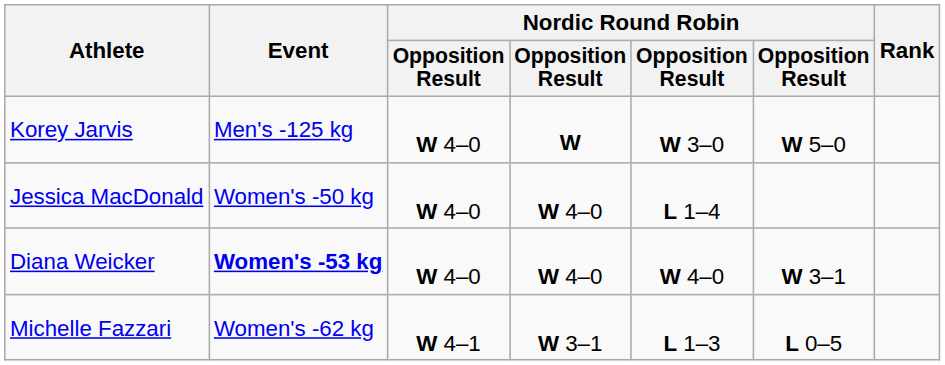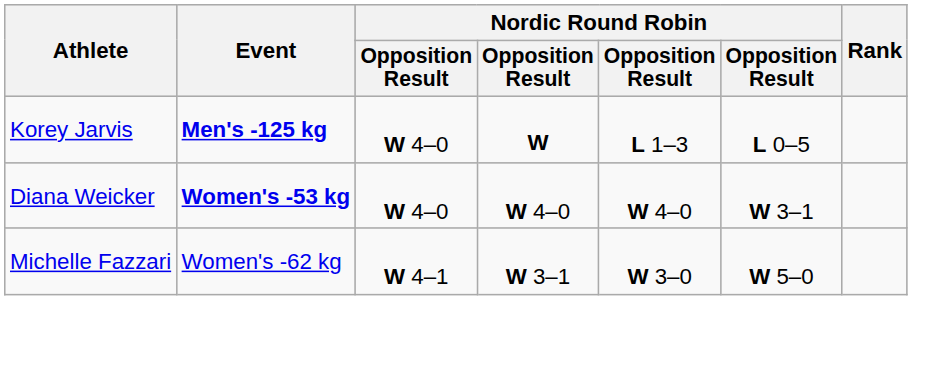(284, 130) normal -> (254, 130) bold
(692, 145) W 3–0 -> (660, 145) L 1–3
(814, 145) W 5–0 -> (781, 145) L 0–5
- row: (107, 196)
(692, 343) L 1–3 -> (660, 277) W 3–0
(814, 343) L 0–5 -> (781, 277) W 5–0
